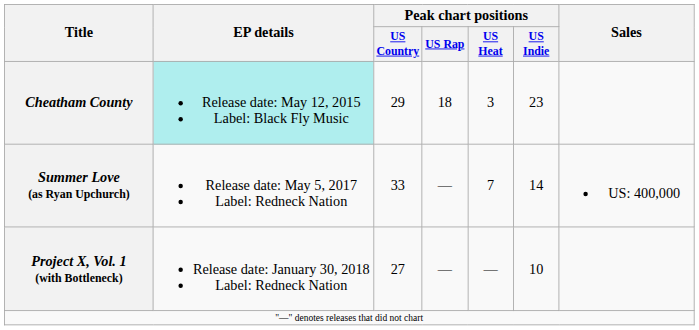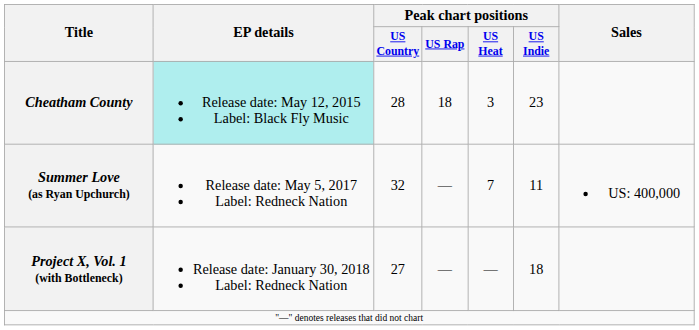(398, 102) 29 -> (398, 102) 28
(398, 185) 33 -> (398, 185) 32
(536, 185) 14 -> (536, 185) 11
(536, 268) 10 -> (536, 268) 18
